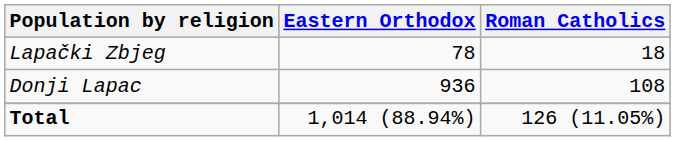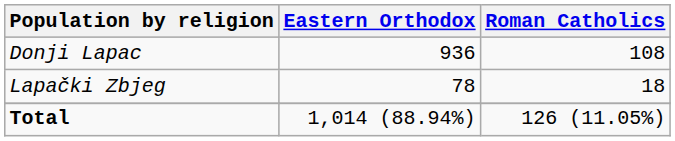rows swapped: (76, 86) <-> (88, 54)
